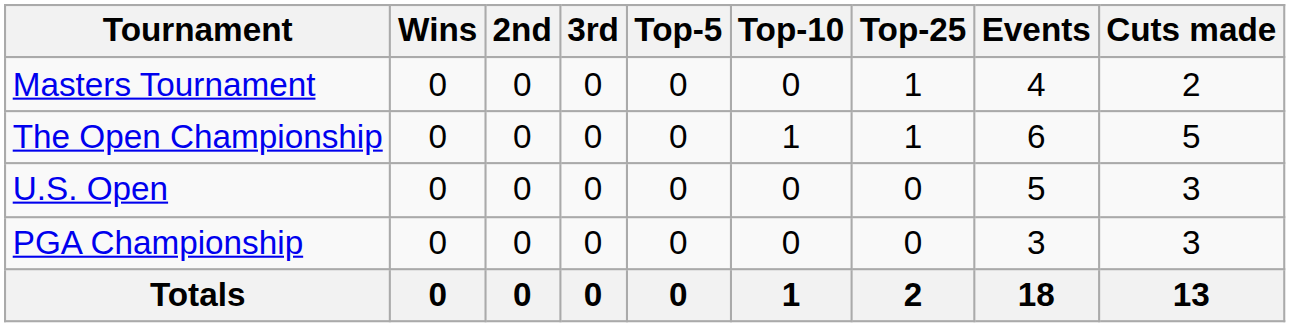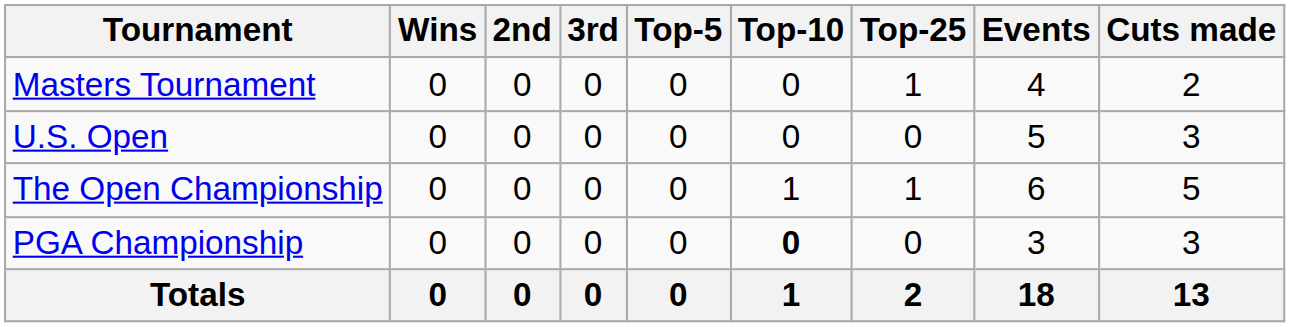rows swapped: (90, 189) <-> (198, 136)
(791, 242) normal -> (791, 242) bold
